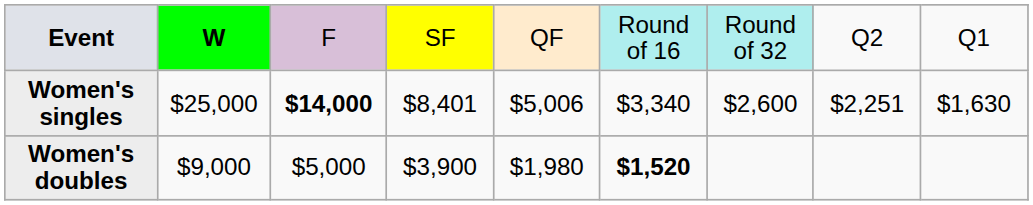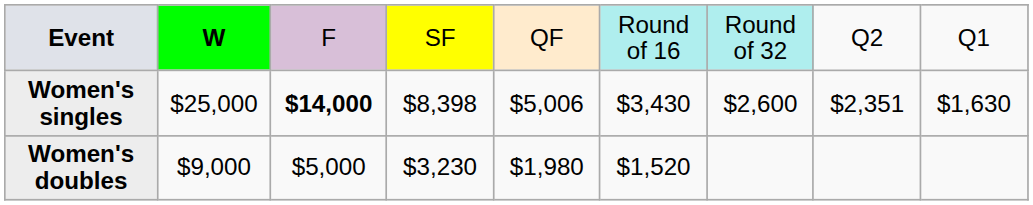(440, 103) $8,401 -> (440, 103) $8,398
(654, 103) $3,340 -> (654, 103) $3,430
(867, 103) $2,251 -> (867, 103) $2,351
(440, 168) $3,900 -> (440, 168) $3,230
(654, 168) bold -> (654, 168) normal
